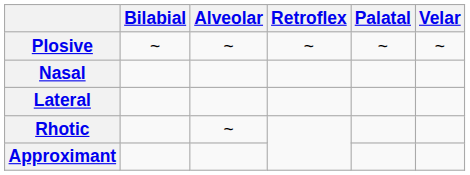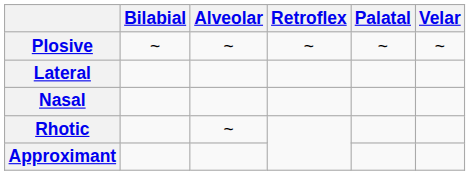rows swapped: (62, 73) <-> (62, 101)
